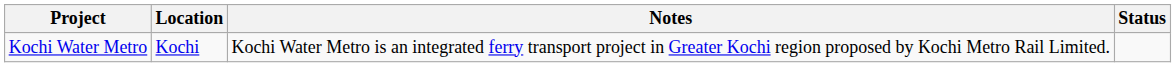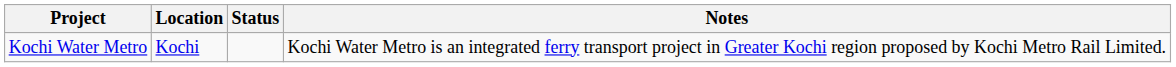columns swapped: (1142, 18) <-> (671, 18)
